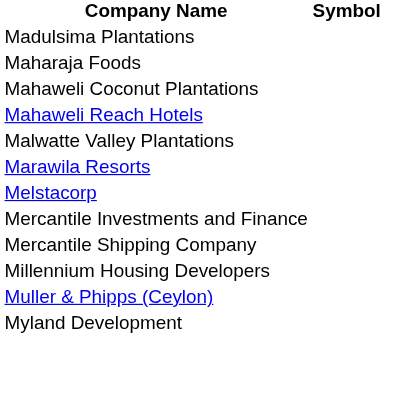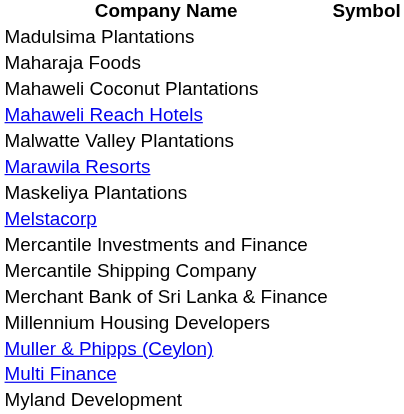+ row: (96, 192)
+ row: (166, 296)
+ row: (61, 374)
